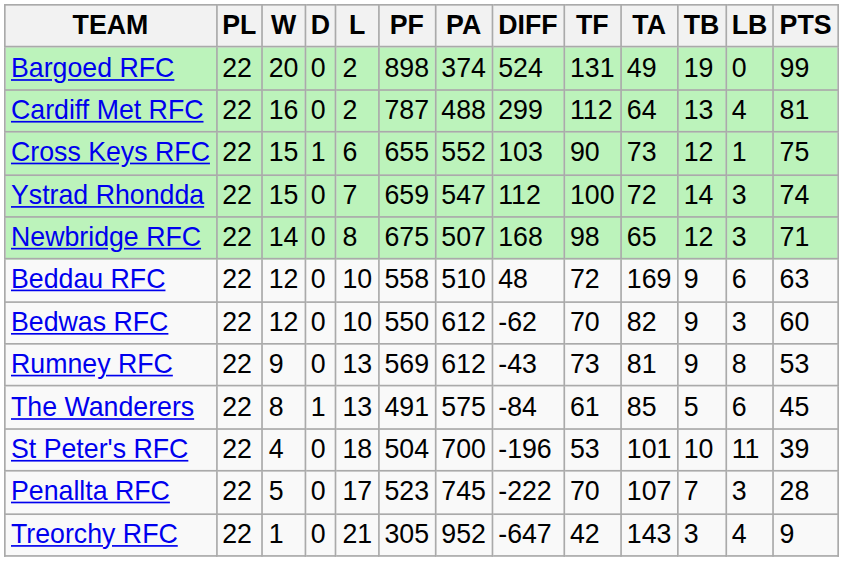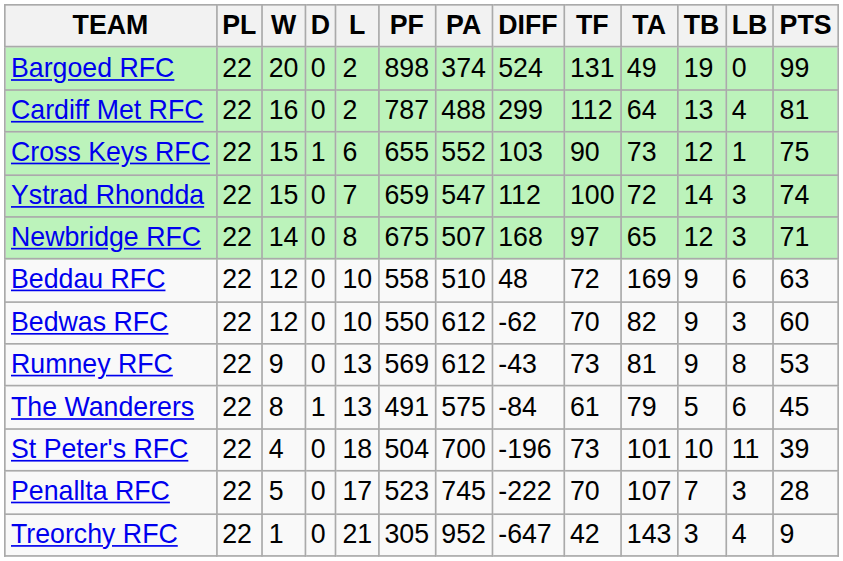(585, 237) 98 -> (585, 237) 97
(642, 407) 85 -> (642, 407) 79
(585, 449) 53 -> (585, 449) 73
